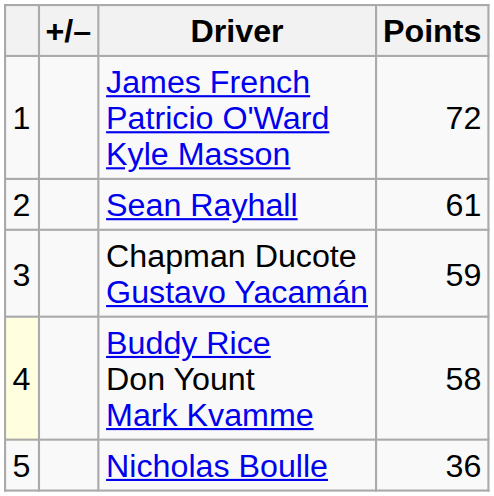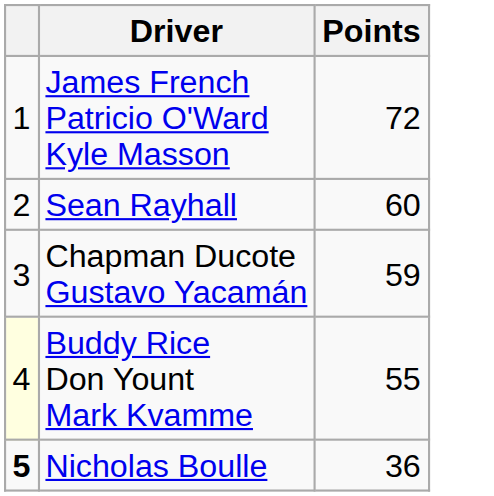- column: (68, 31)
(463, 205) 61 -> (403, 205) 60
(463, 379) 58 -> (403, 379) 55
(22, 466) normal -> (22, 466) bold
